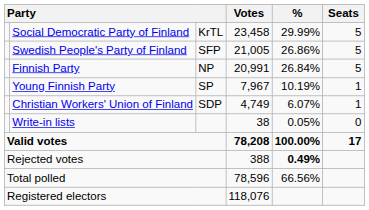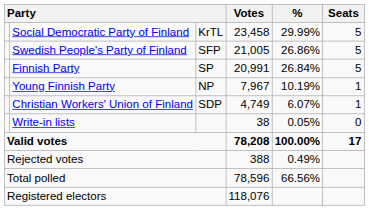(206, 68) NP -> (206, 68) SP
(206, 86) SP -> (206, 86) NP
(304, 159) bold -> (304, 159) normal
